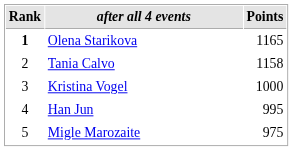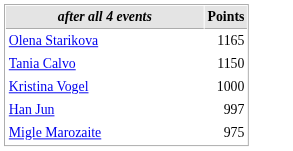- column: (25, 16)
(270, 64) 1158 -> (231, 64) 1150
(273, 110) 995 -> (234, 110) 997
